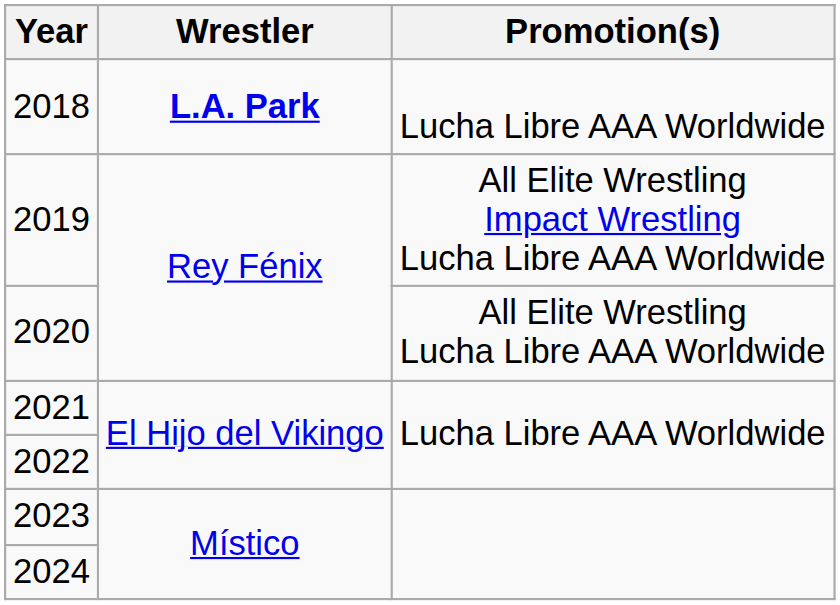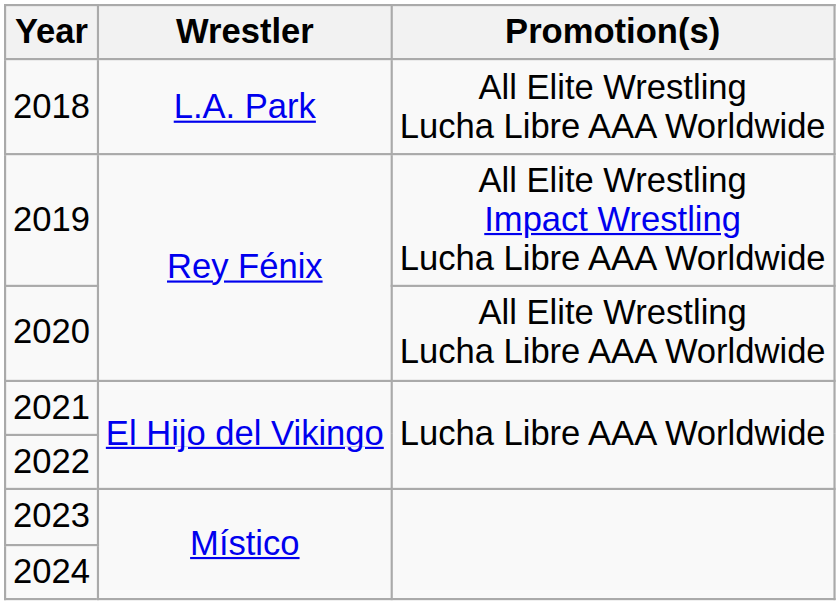(245, 106) bold -> (245, 106) normal
(613, 125) Lucha Libre AAA Worldwide -> (613, 106) All Elite Wrestling Lucha Libre AAA Worldwide
